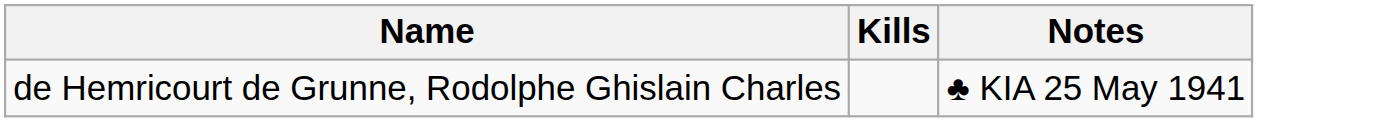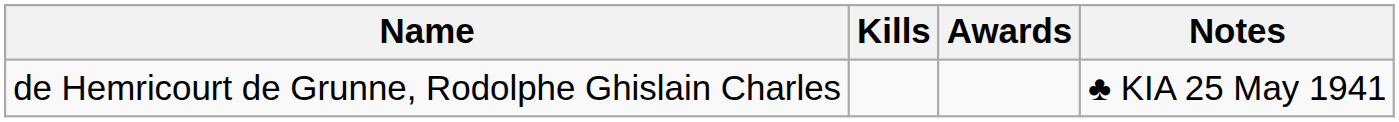+ column: (1010, 32)
